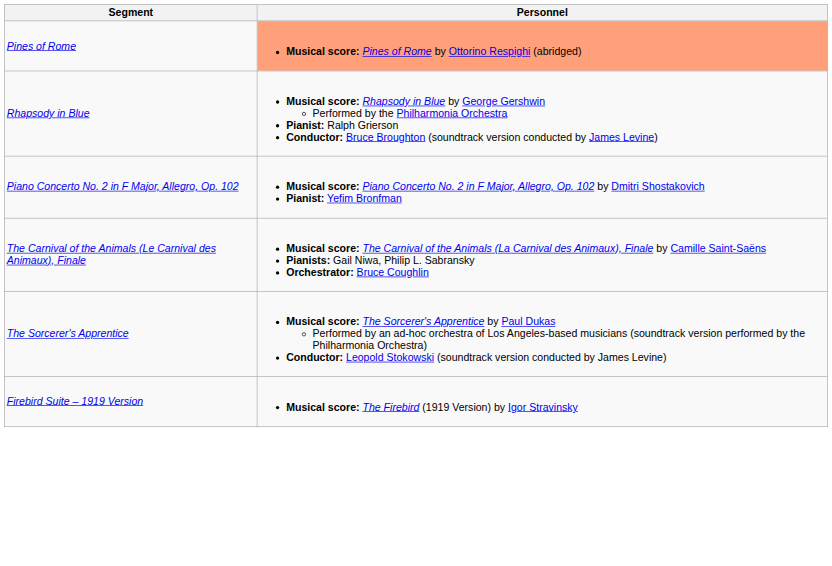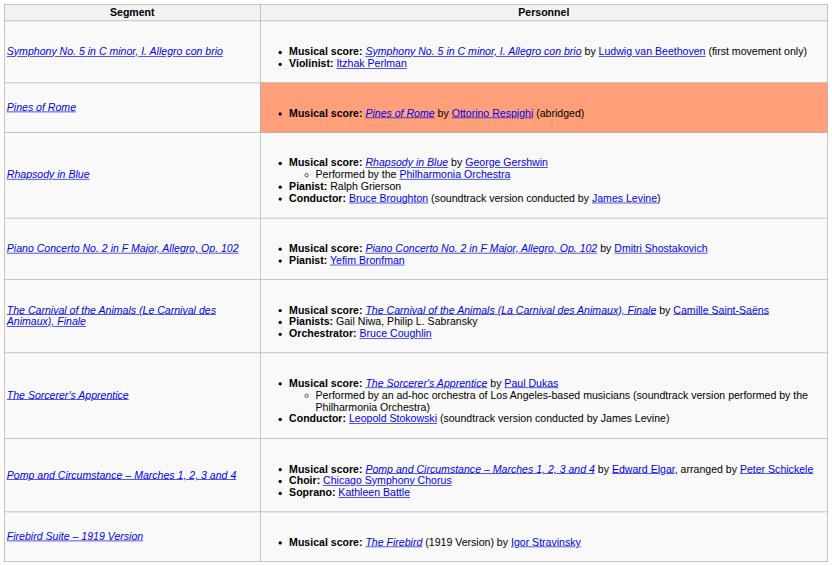+ row: (115, 52)
+ row: (122, 475)
